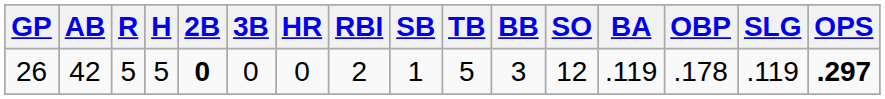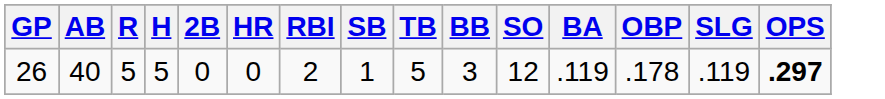- column: (251, 26)
(85, 71) 42 -> (85, 71) 40
(202, 71) bold -> (202, 71) normal
